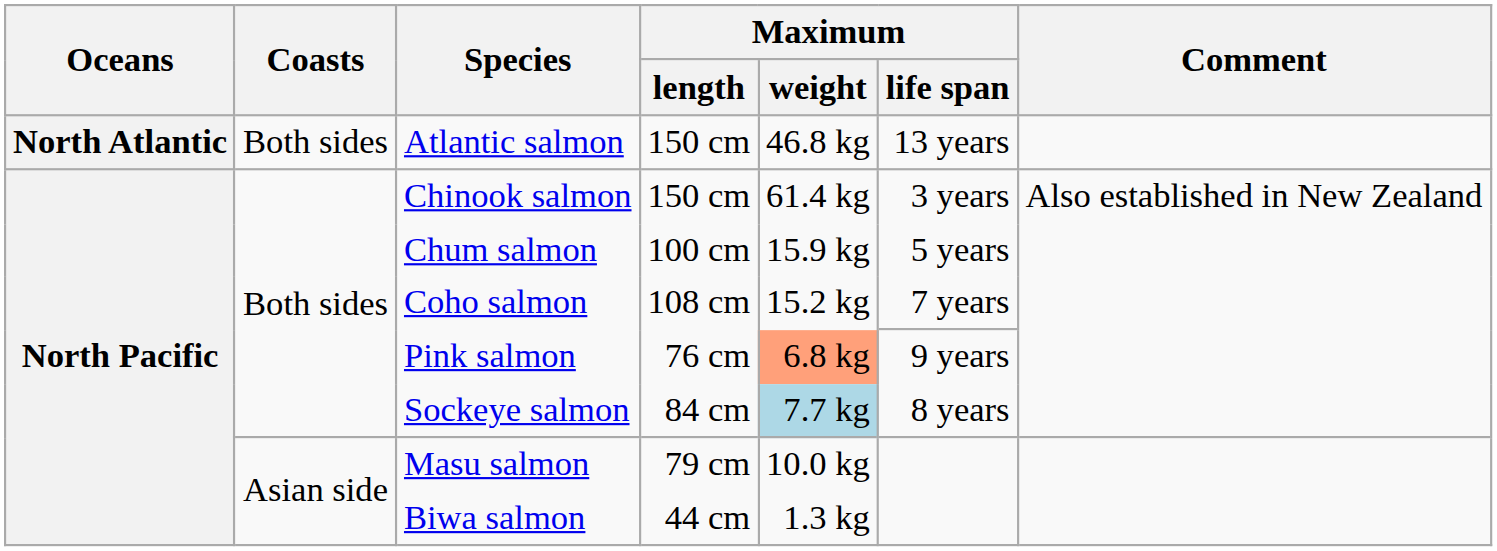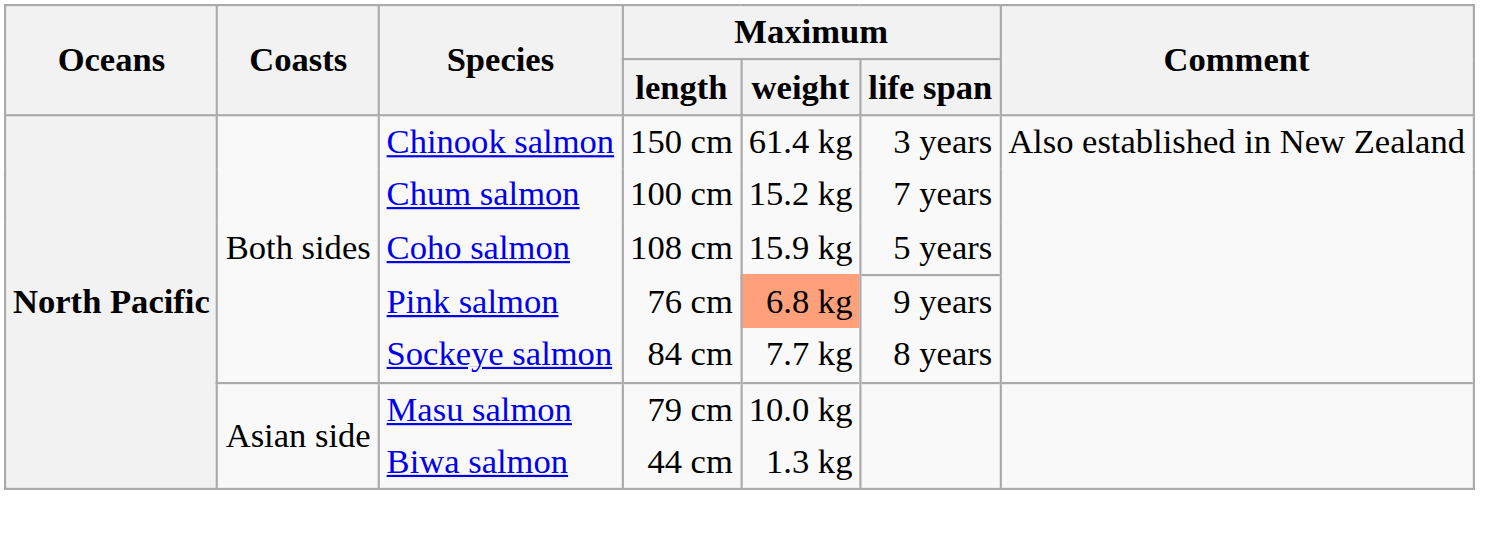- row: (514, 141)
(818, 248) 15.9 kg -> (801, 194) 15.2 kg
(960, 248) 5 years -> (943, 194) 7 years
(818, 302) 15.2 kg -> (801, 247) 15.9 kg
(960, 301) 7 years -> (943, 246) 5 years
(827, 409) lightblue background -> (809, 354) no background
